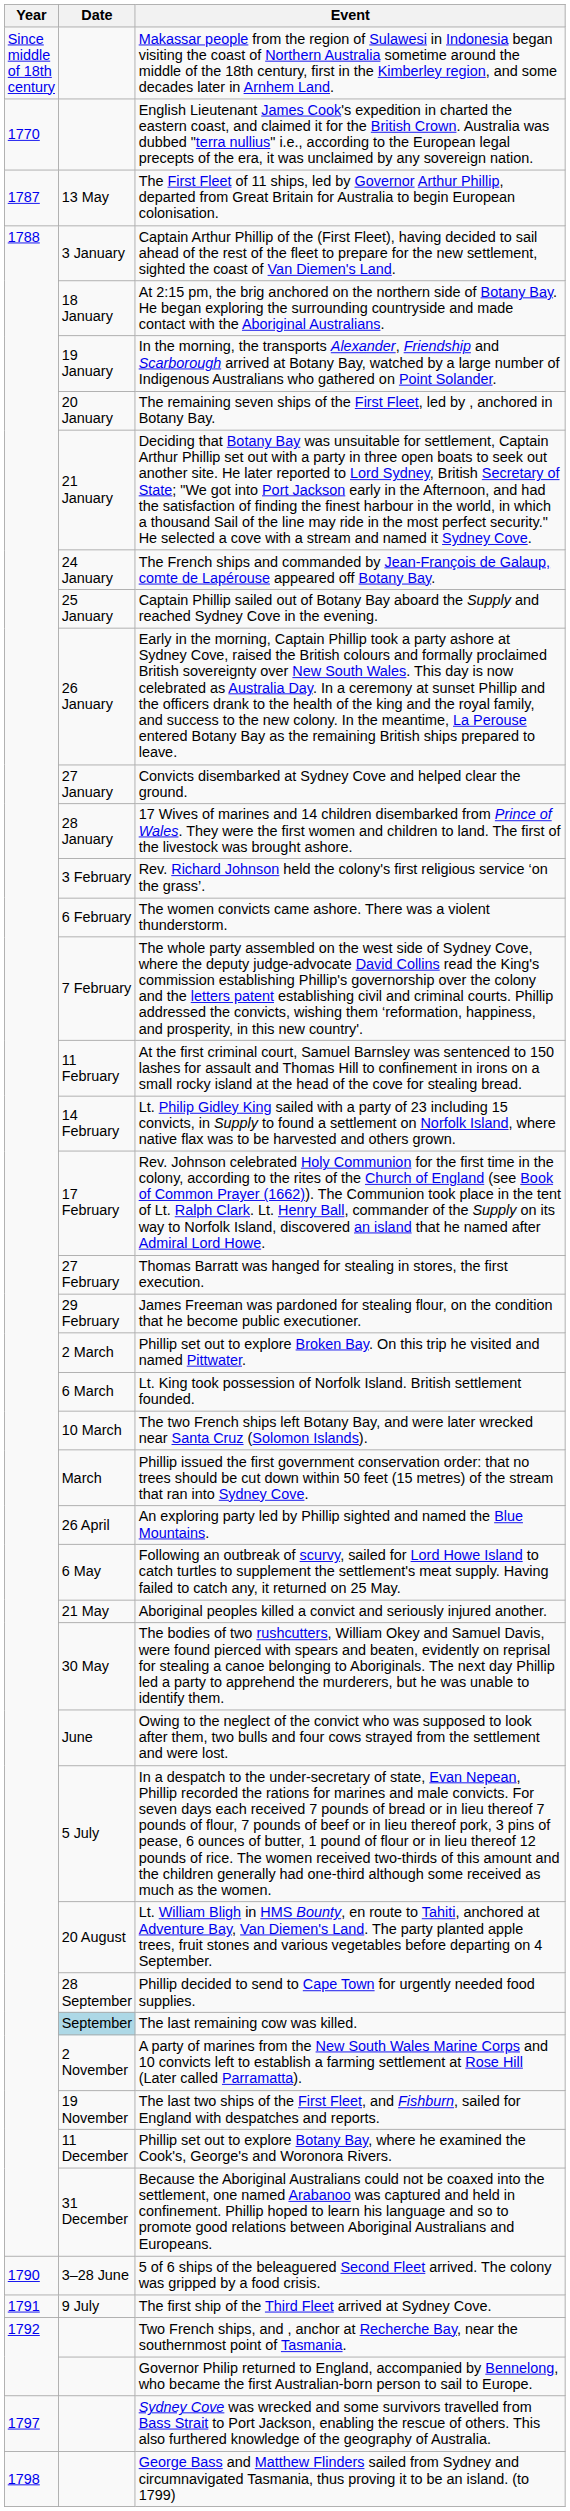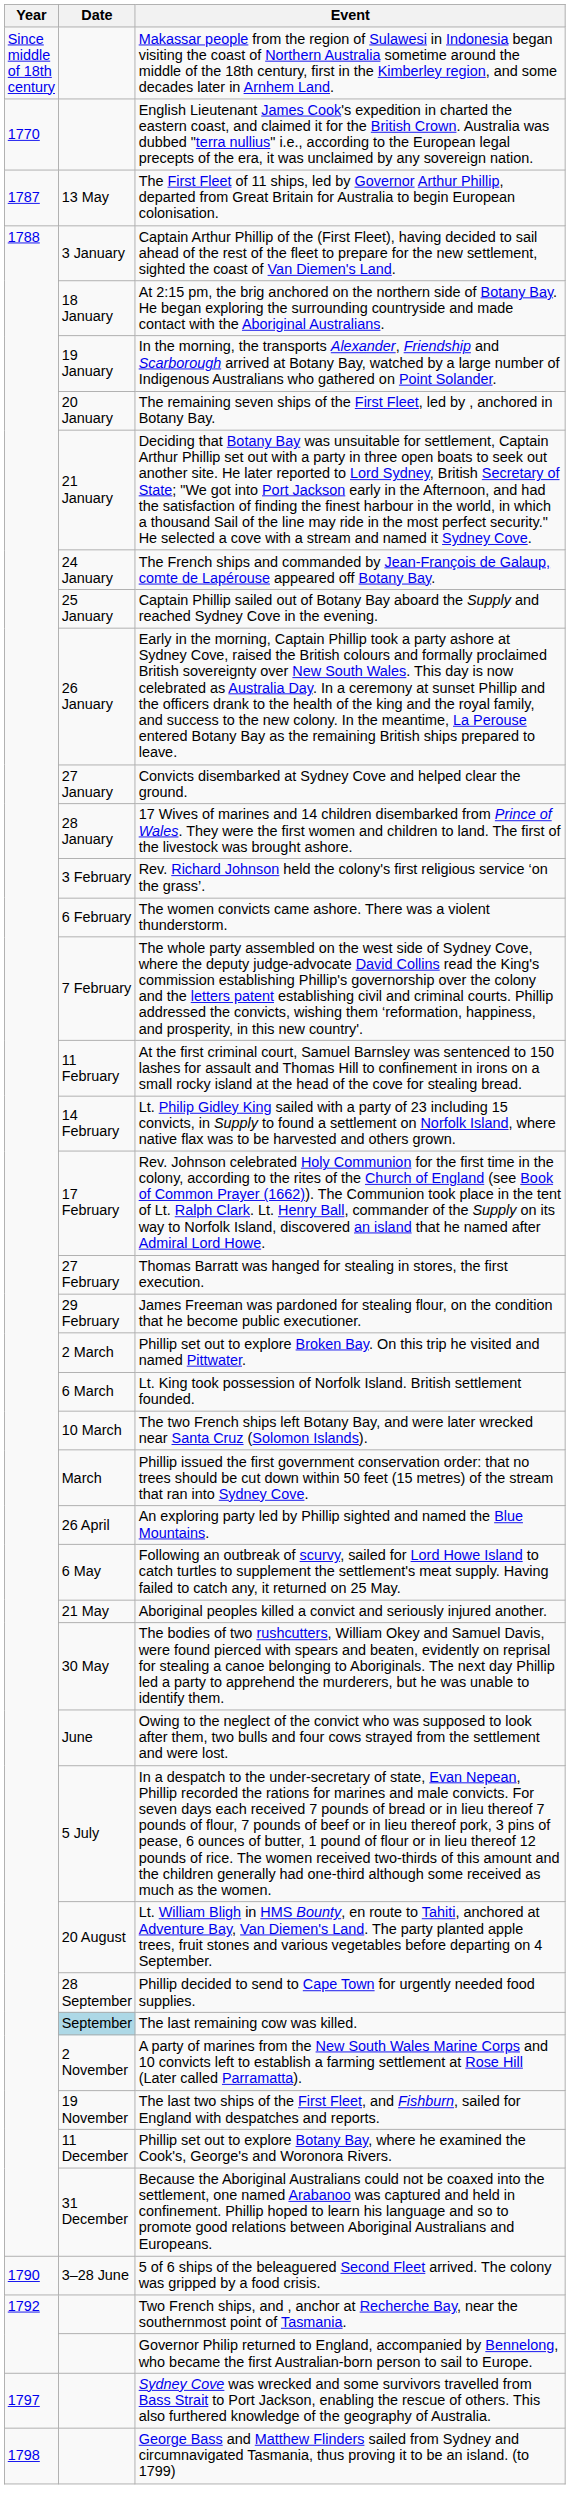- row: (315, 2306)
